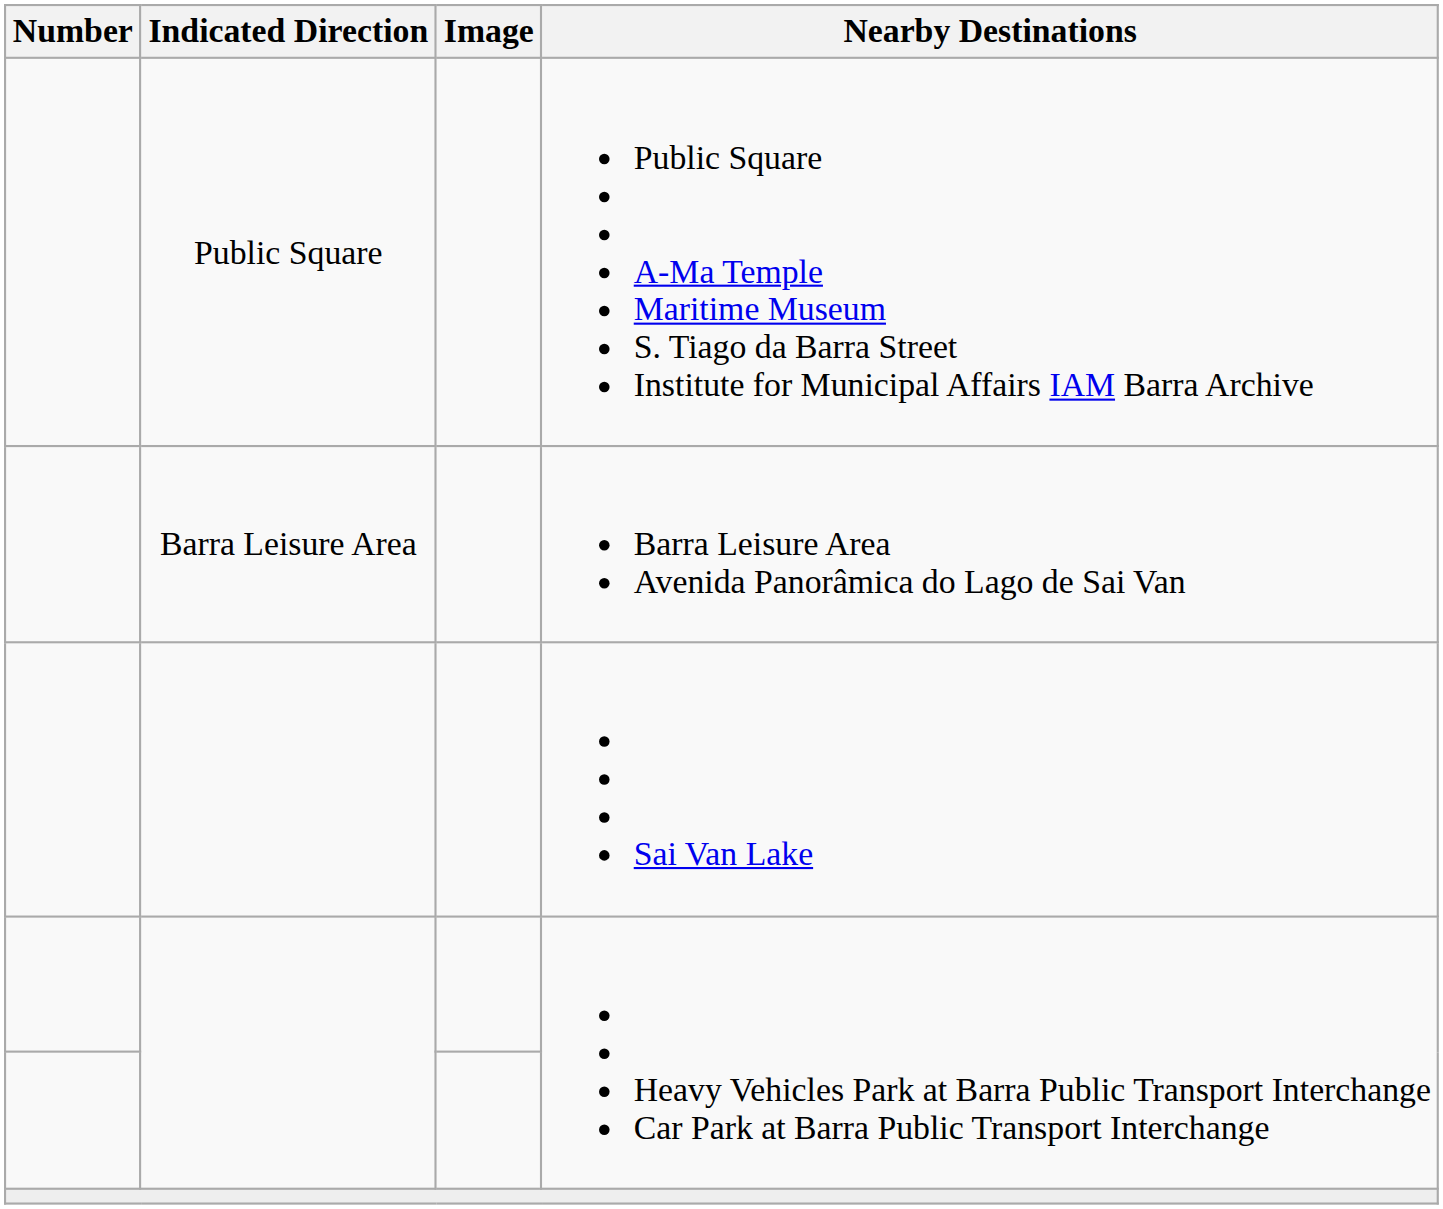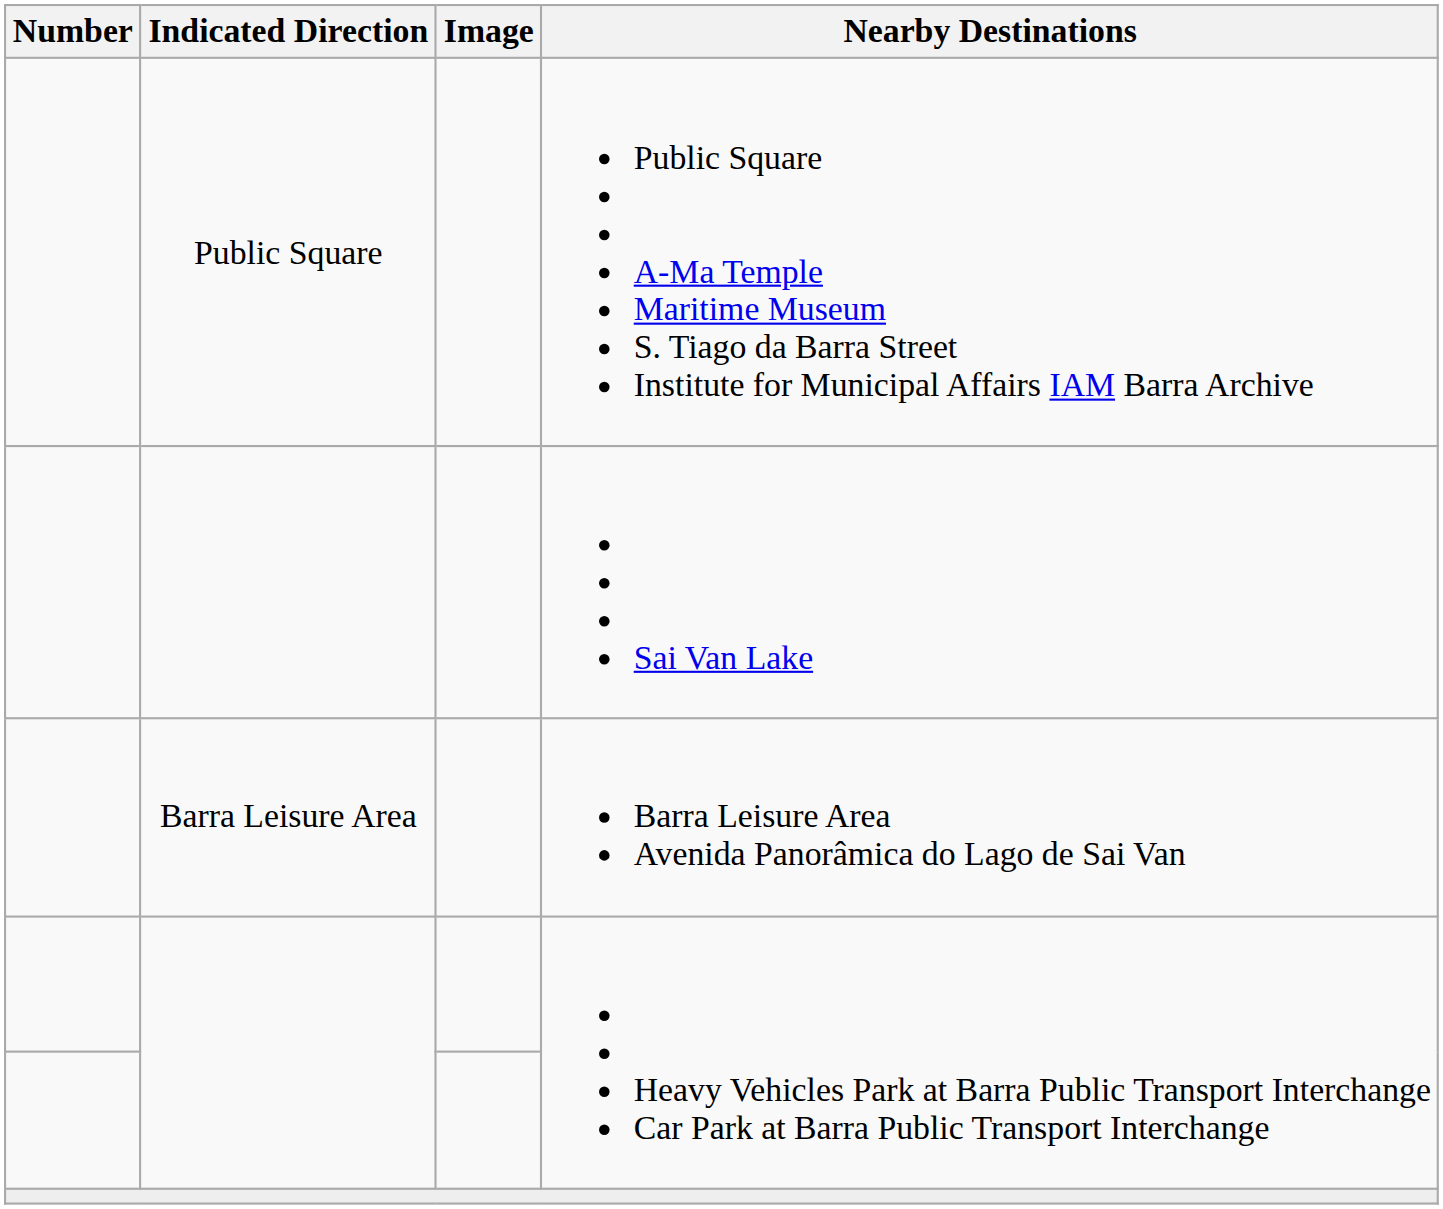rows swapped: (288, 543) <-> (288, 779)
